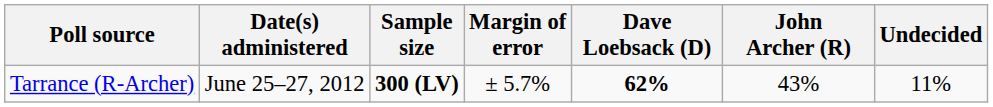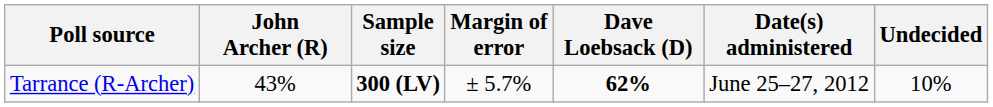columns swapped: (285, 35) <-> (799, 35)
(931, 83) 11% -> (931, 83) 10%
